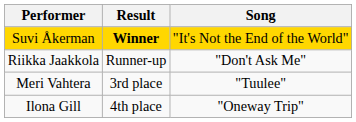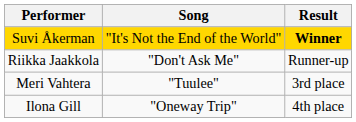columns swapped: (261, 15) <-> (136, 15)
